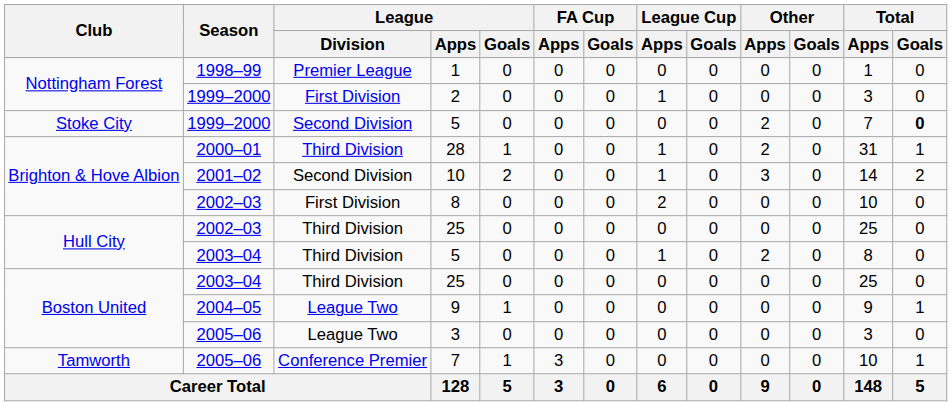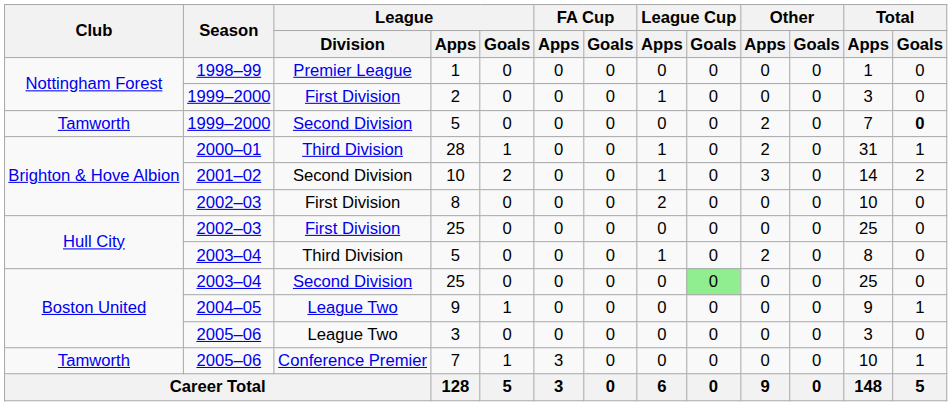(94, 123) Stoke City -> (94, 123) Tamworth
(353, 228) Third Division -> (353, 228) First Division
(353, 281) Third Division -> (353, 281) Second Division
(713, 281) no background -> (713, 281) lightgreen background
